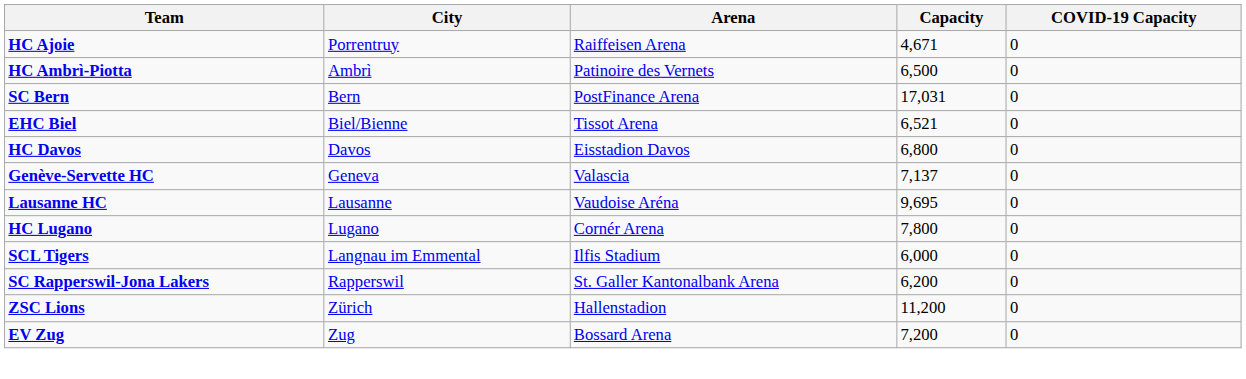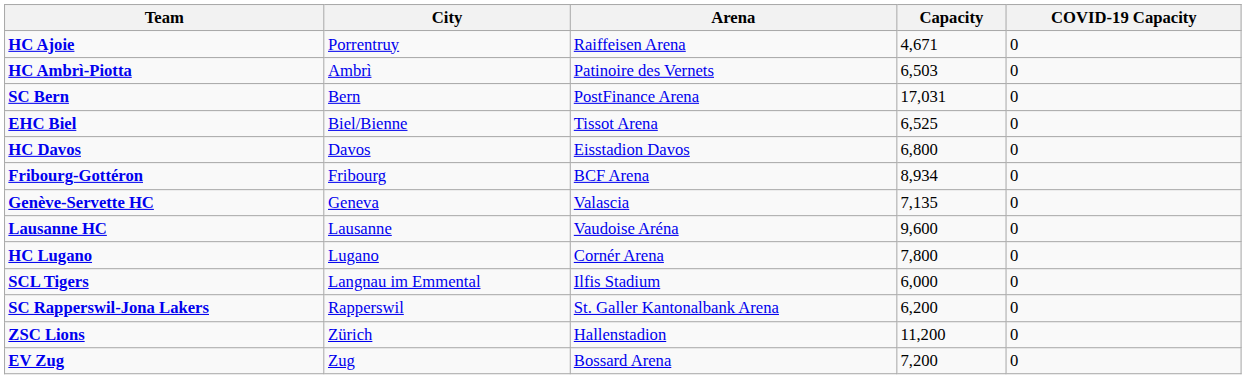(919, 70) 6,500 -> (919, 70) 6,503
(919, 123) 6,521 -> (919, 123) 6,525
+ row: (76, 176)
(919, 176) 7,137 -> (919, 202) 7,135
(919, 202) 9,695 -> (919, 228) 9,600
